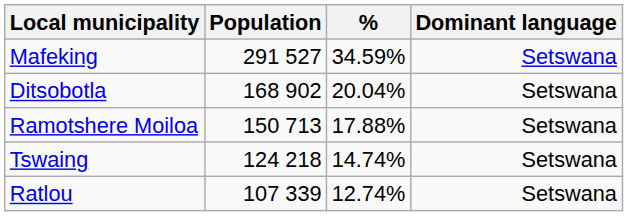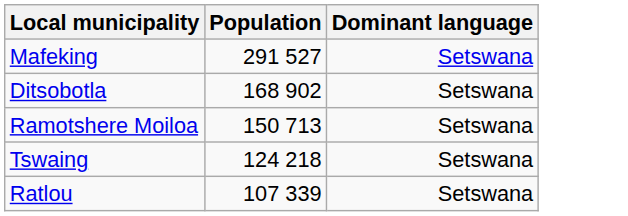- column: (368, 22)
